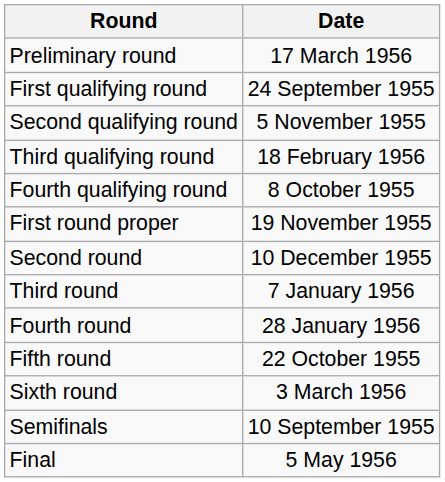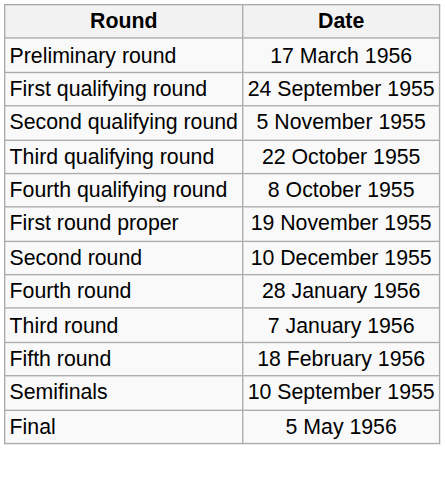(341, 156) 18 February 1956 -> (341, 156) 22 October 1955
rows swapped: (64, 291) <-> (70, 325)
(341, 358) 22 October 1955 -> (341, 358) 18 February 1956
- row: (63, 392)
